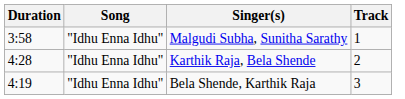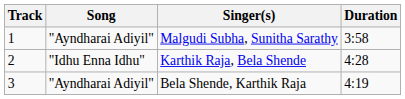columns swapped: (371, 15) <-> (34, 15)
(115, 38) "Idhu Enna Idhu" -> (101, 38) "Ayndharai Adiyil"
(115, 83) "Idhu Enna Idhu" -> (101, 83) "Ayndharai Adiyil"
